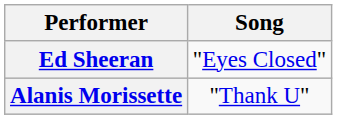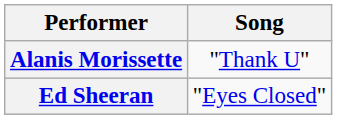rows swapped: (96, 95) <-> (96, 59)
